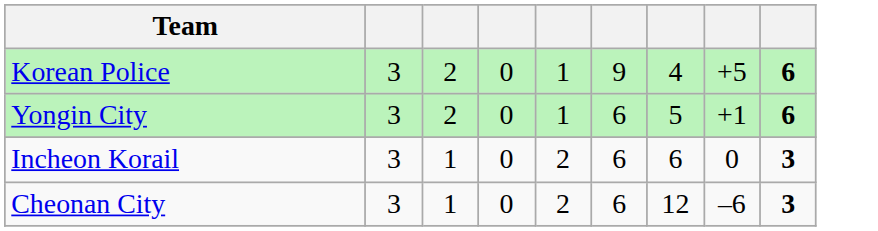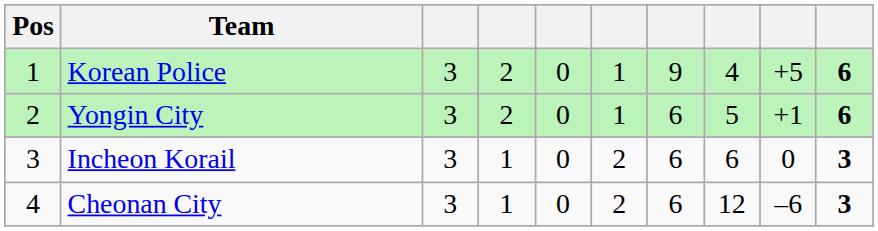+ column: (33, 26)
